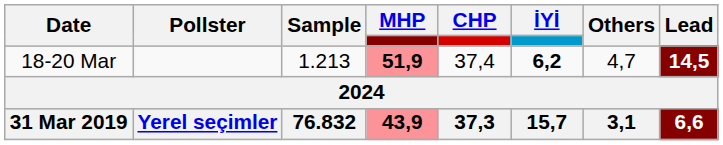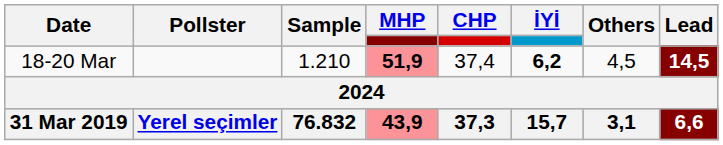(324, 60) 1.213 -> (324, 60) 1.210
(621, 60) 4,7 -> (621, 60) 4,5
